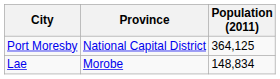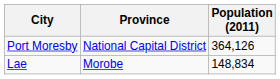(233, 45) 364,125 -> (233, 45) 364,126
